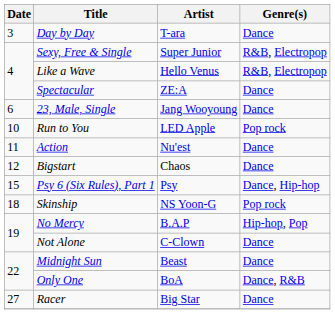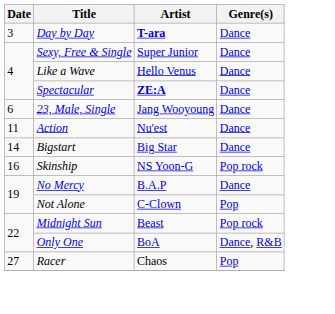(173, 33) normal -> (151, 33) bold
(285, 52) R&B, Electropop -> (235, 52) Dance
(285, 71) R&B, Electropop -> (235, 71) Dance
(173, 90) normal -> (151, 90) bold
- row: (63, 128)
(13, 166) 12 -> (13, 147) 14
(175, 166) Chaos -> (157, 147) Big Star
- row: (96, 185)
(13, 204) 18 -> (13, 166) 16
(275, 223) Hip-hop, Pop -> (235, 185) Dance
(258, 242) Dance -> (229, 204) Pop
(258, 261) Dance -> (241, 223) Pop rock
(180, 299) Big Star -> (152, 261) Chaos
(258, 299) Dance -> (229, 261) Pop
